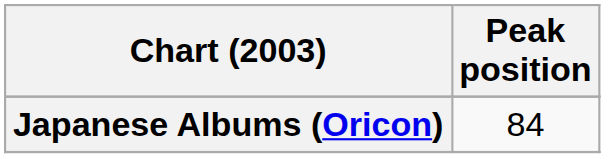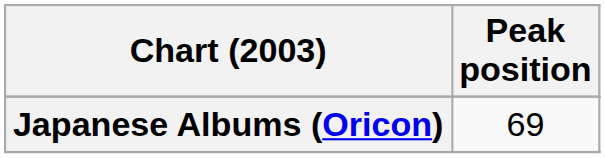(525, 123) 84 -> (525, 123) 69
